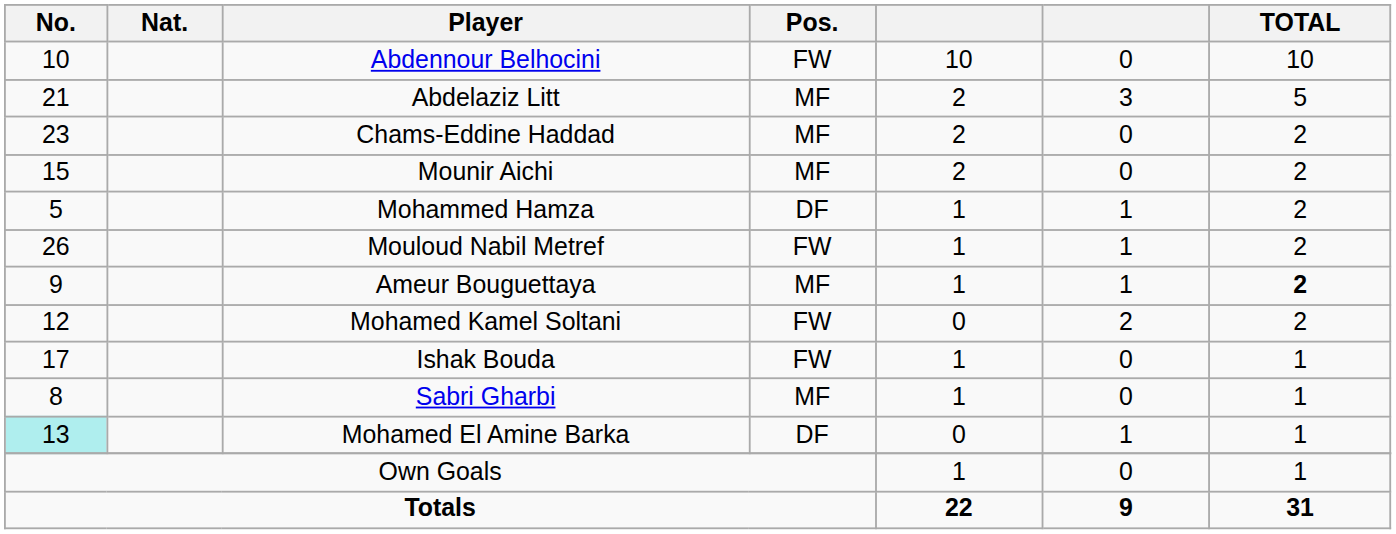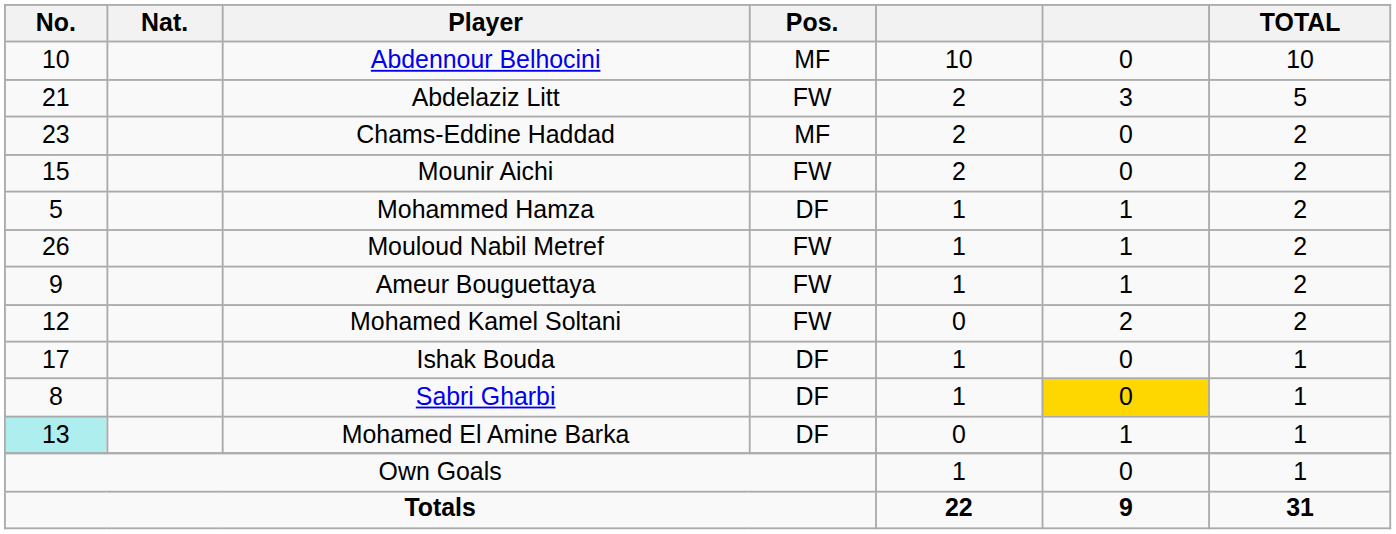(812, 60) FW -> (812, 60) MF
(812, 97) MF -> (812, 97) FW
(812, 172) MF -> (812, 172) FW
(812, 284) MF -> (812, 284) FW
(1300, 284) bold -> (1300, 284) normal
(812, 359) FW -> (812, 359) DF
(812, 396) MF -> (812, 396) DF
(1126, 396) no background -> (1126, 396) gold background
